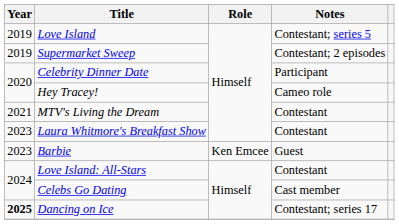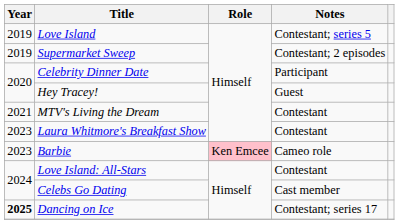(303, 92) Cameo role -> (289, 92) Guest
(240, 151) no background -> (240, 151) pink background
(289, 151) Guest -> (303, 151) Cameo role
